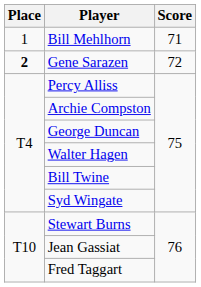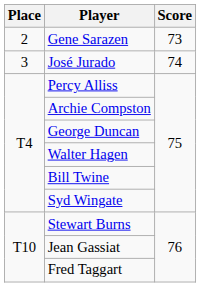- row: (89, 39)
(24, 62) bold -> (24, 39) normal
(175, 62) 72 -> (175, 39) 73
+ row: (81, 62)
